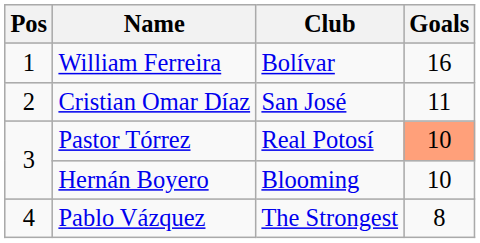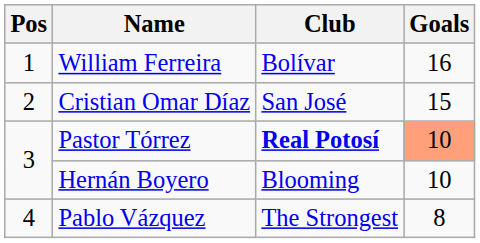(439, 101) 11 -> (439, 101) 15
(318, 140) normal -> (320, 140) bold
